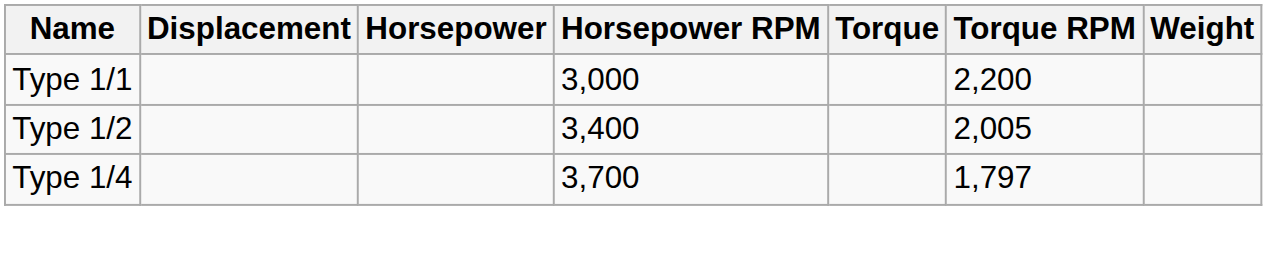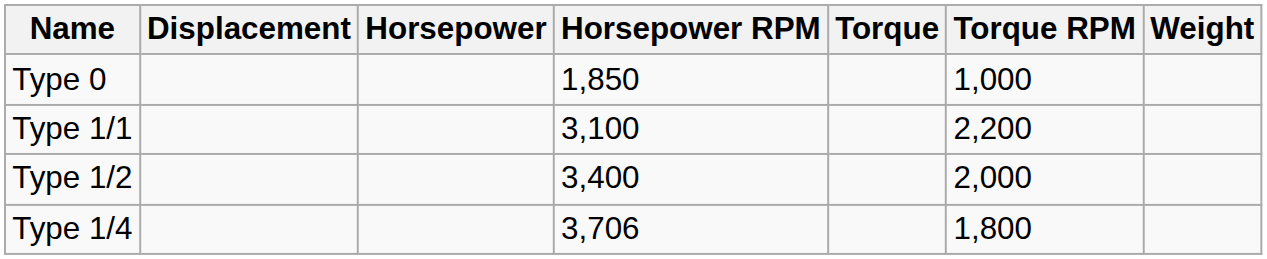+ row: (59, 79)
(600, 79) 3,000 -> (600, 128) 3,100
(993, 128) 2,005 -> (993, 178) 2,000
(600, 178) 3,700 -> (600, 228) 3,706
(993, 178) 1,797 -> (993, 228) 1,800
